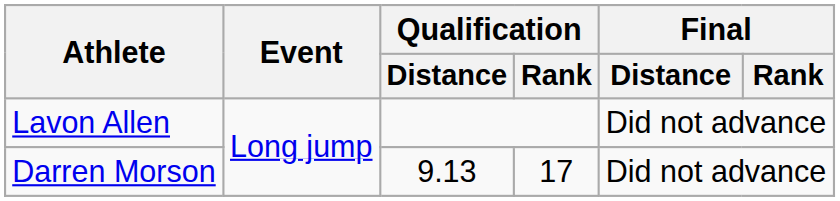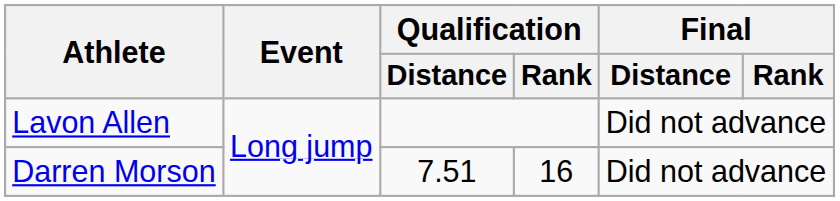(447, 172) 9.13 -> (447, 172) 7.51
(556, 172) 17 -> (556, 172) 16
